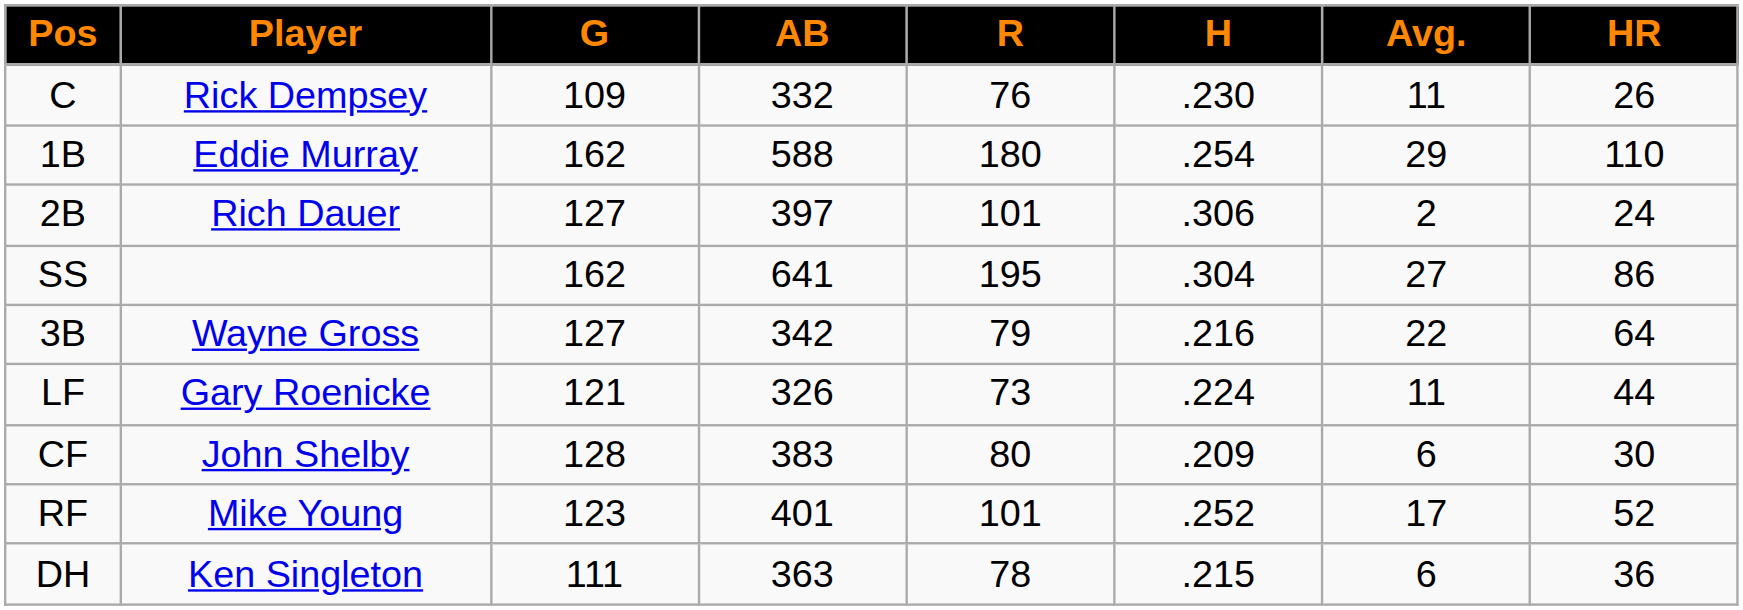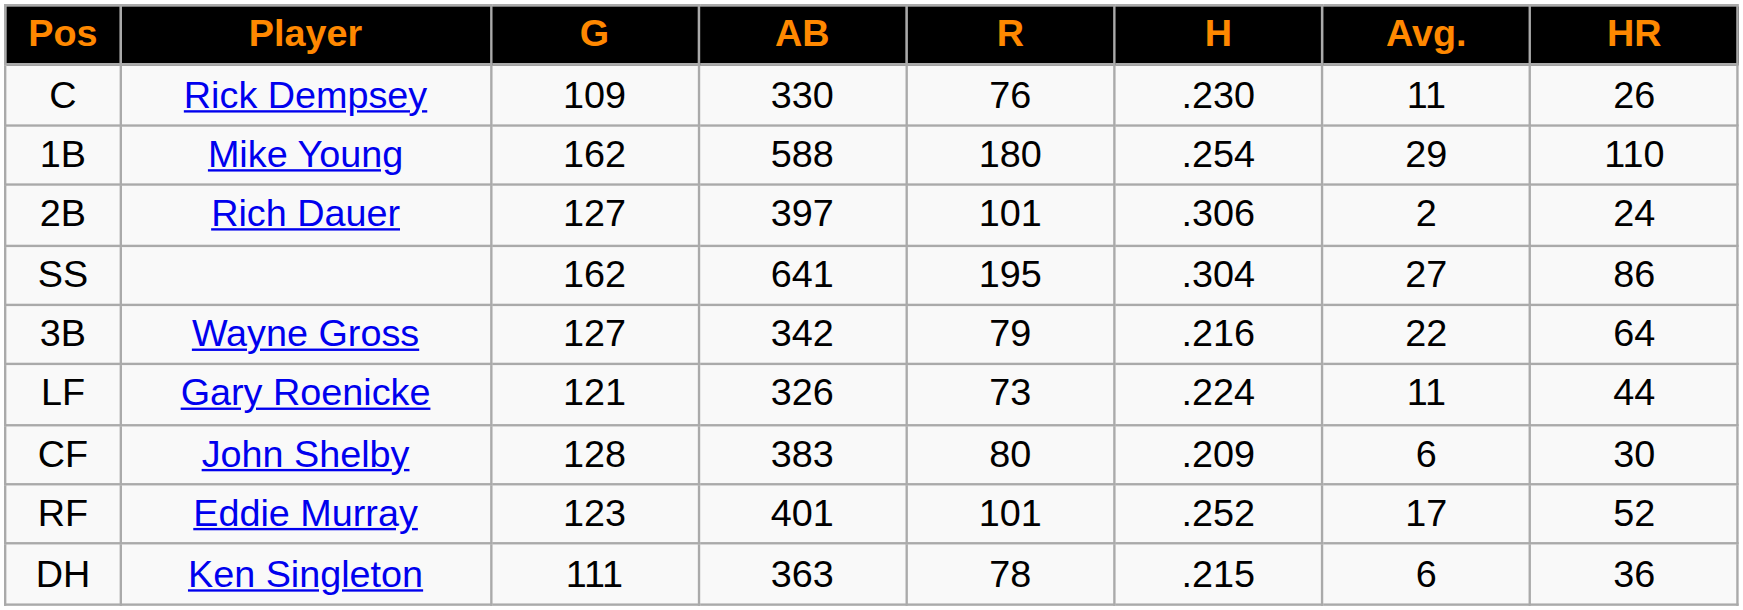(802, 94) 332 -> (802, 94) 330
(306, 154) Eddie Murray -> (306, 154) Mike Young
(306, 513) Mike Young -> (306, 513) Eddie Murray
